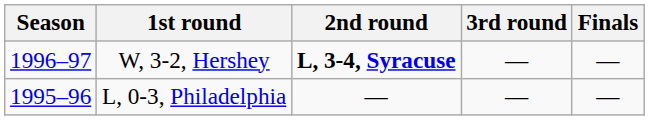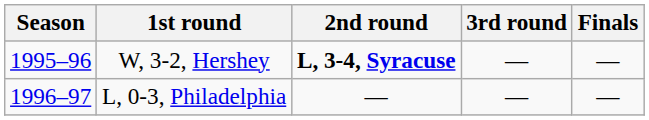(51, 59) 1996–97 -> (51, 59) 1995–96
(51, 96) 1995–96 -> (51, 96) 1996–97
